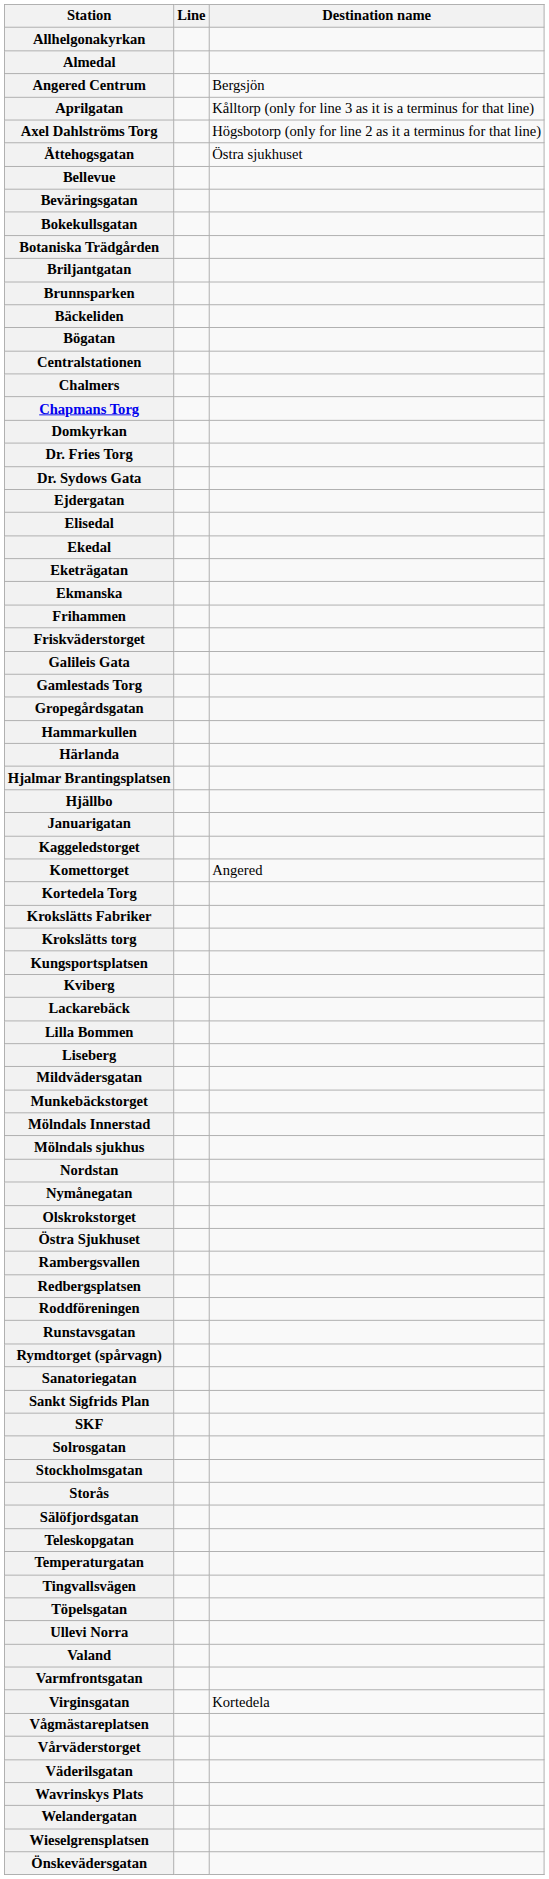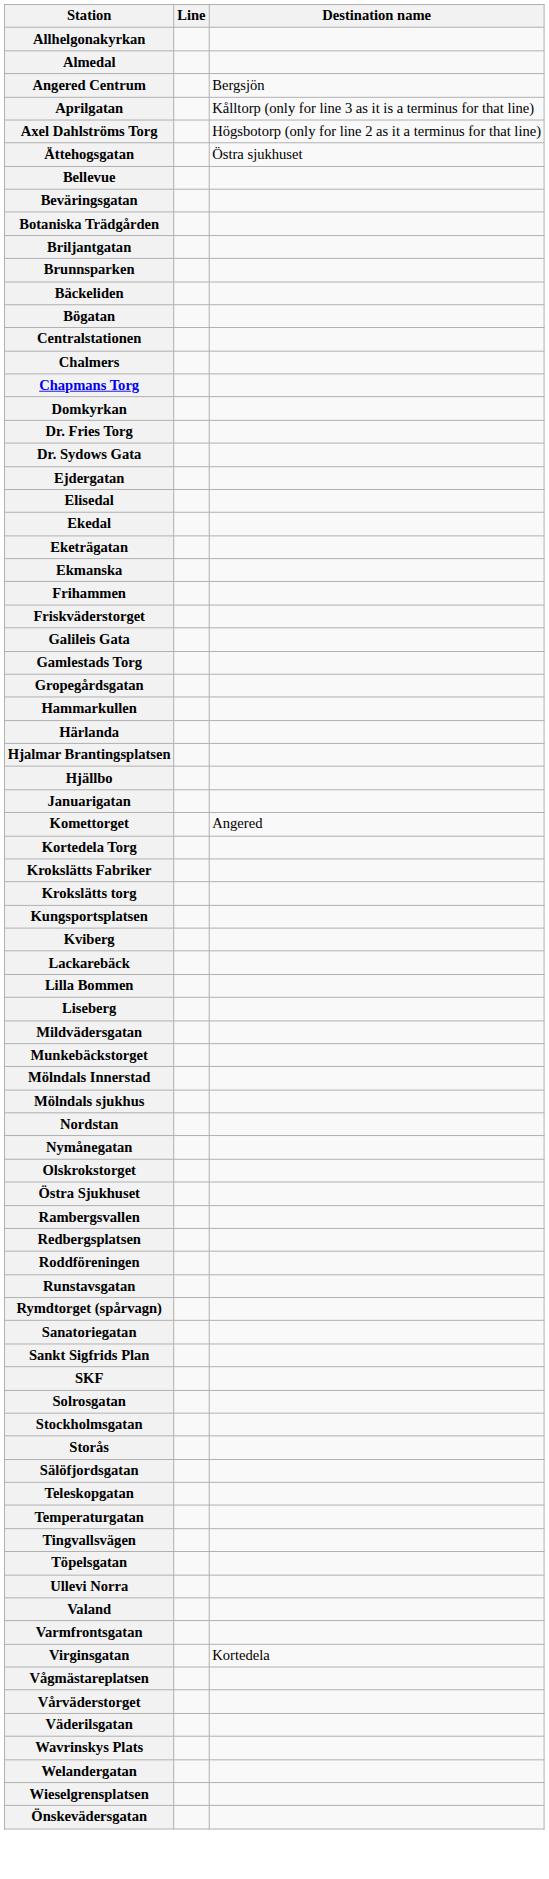- row: (89, 223)
- row: (89, 847)
